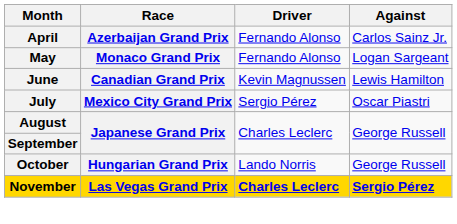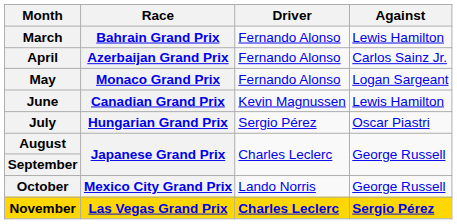+ row: (43, 37)
(158, 101) Mexico City Grand Prix -> (158, 122) Hungarian Grand Prix
(158, 165) Hungarian Grand Prix -> (158, 187) Mexico City Grand Prix
